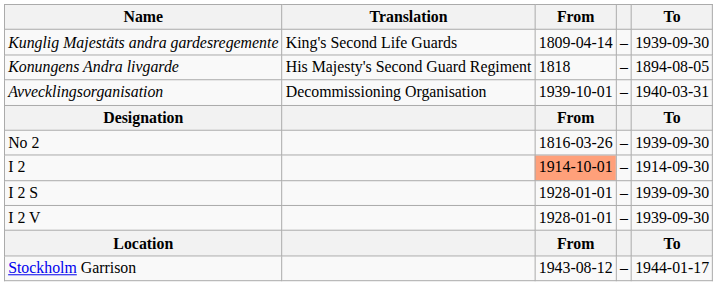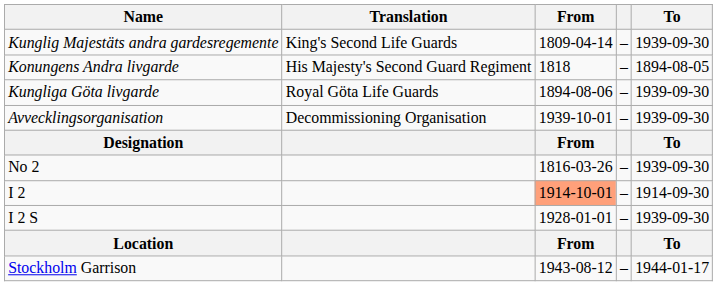+ row: (84, 92)
(672, 92) 1940-03-31 -> (672, 117) 1939-09-30
- row: (24, 218)
